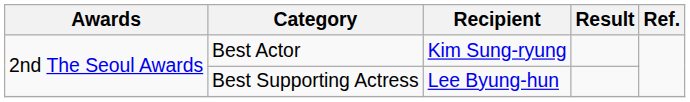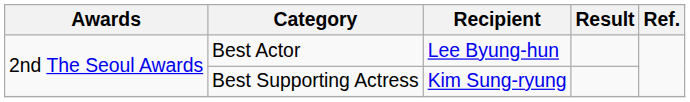(497, 50) Kim Sung-ryung -> (493, 50) Lee Byung-hun
(493, 81) Lee Byung-hun -> (497, 81) Kim Sung-ryung
